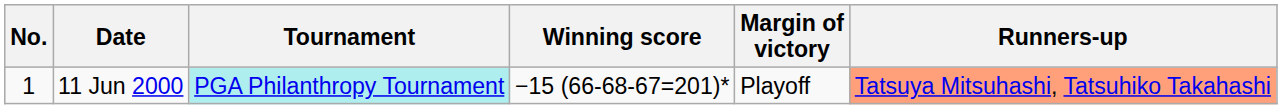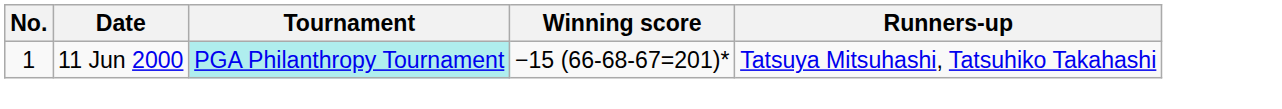- column: (792, 36)
(1063, 86) lightsalmon background -> (948, 60) no background
